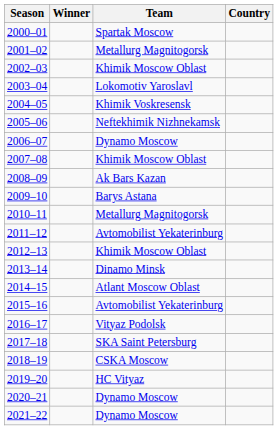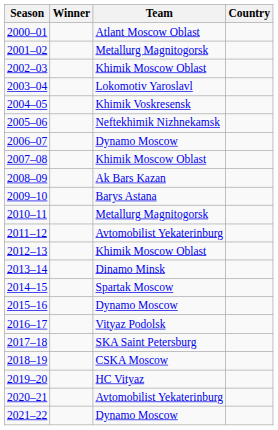(134, 31) Spartak Moscow -> (148, 31) Atlant Moscow Oblast
(148, 287) Atlant Moscow Oblast -> (134, 287) Spartak Moscow
(159, 305) Avtomobilist Yekaterinburg -> (137, 305) Dynamo Moscow
(137, 397) Dynamo Moscow -> (159, 397) Avtomobilist Yekaterinburg
